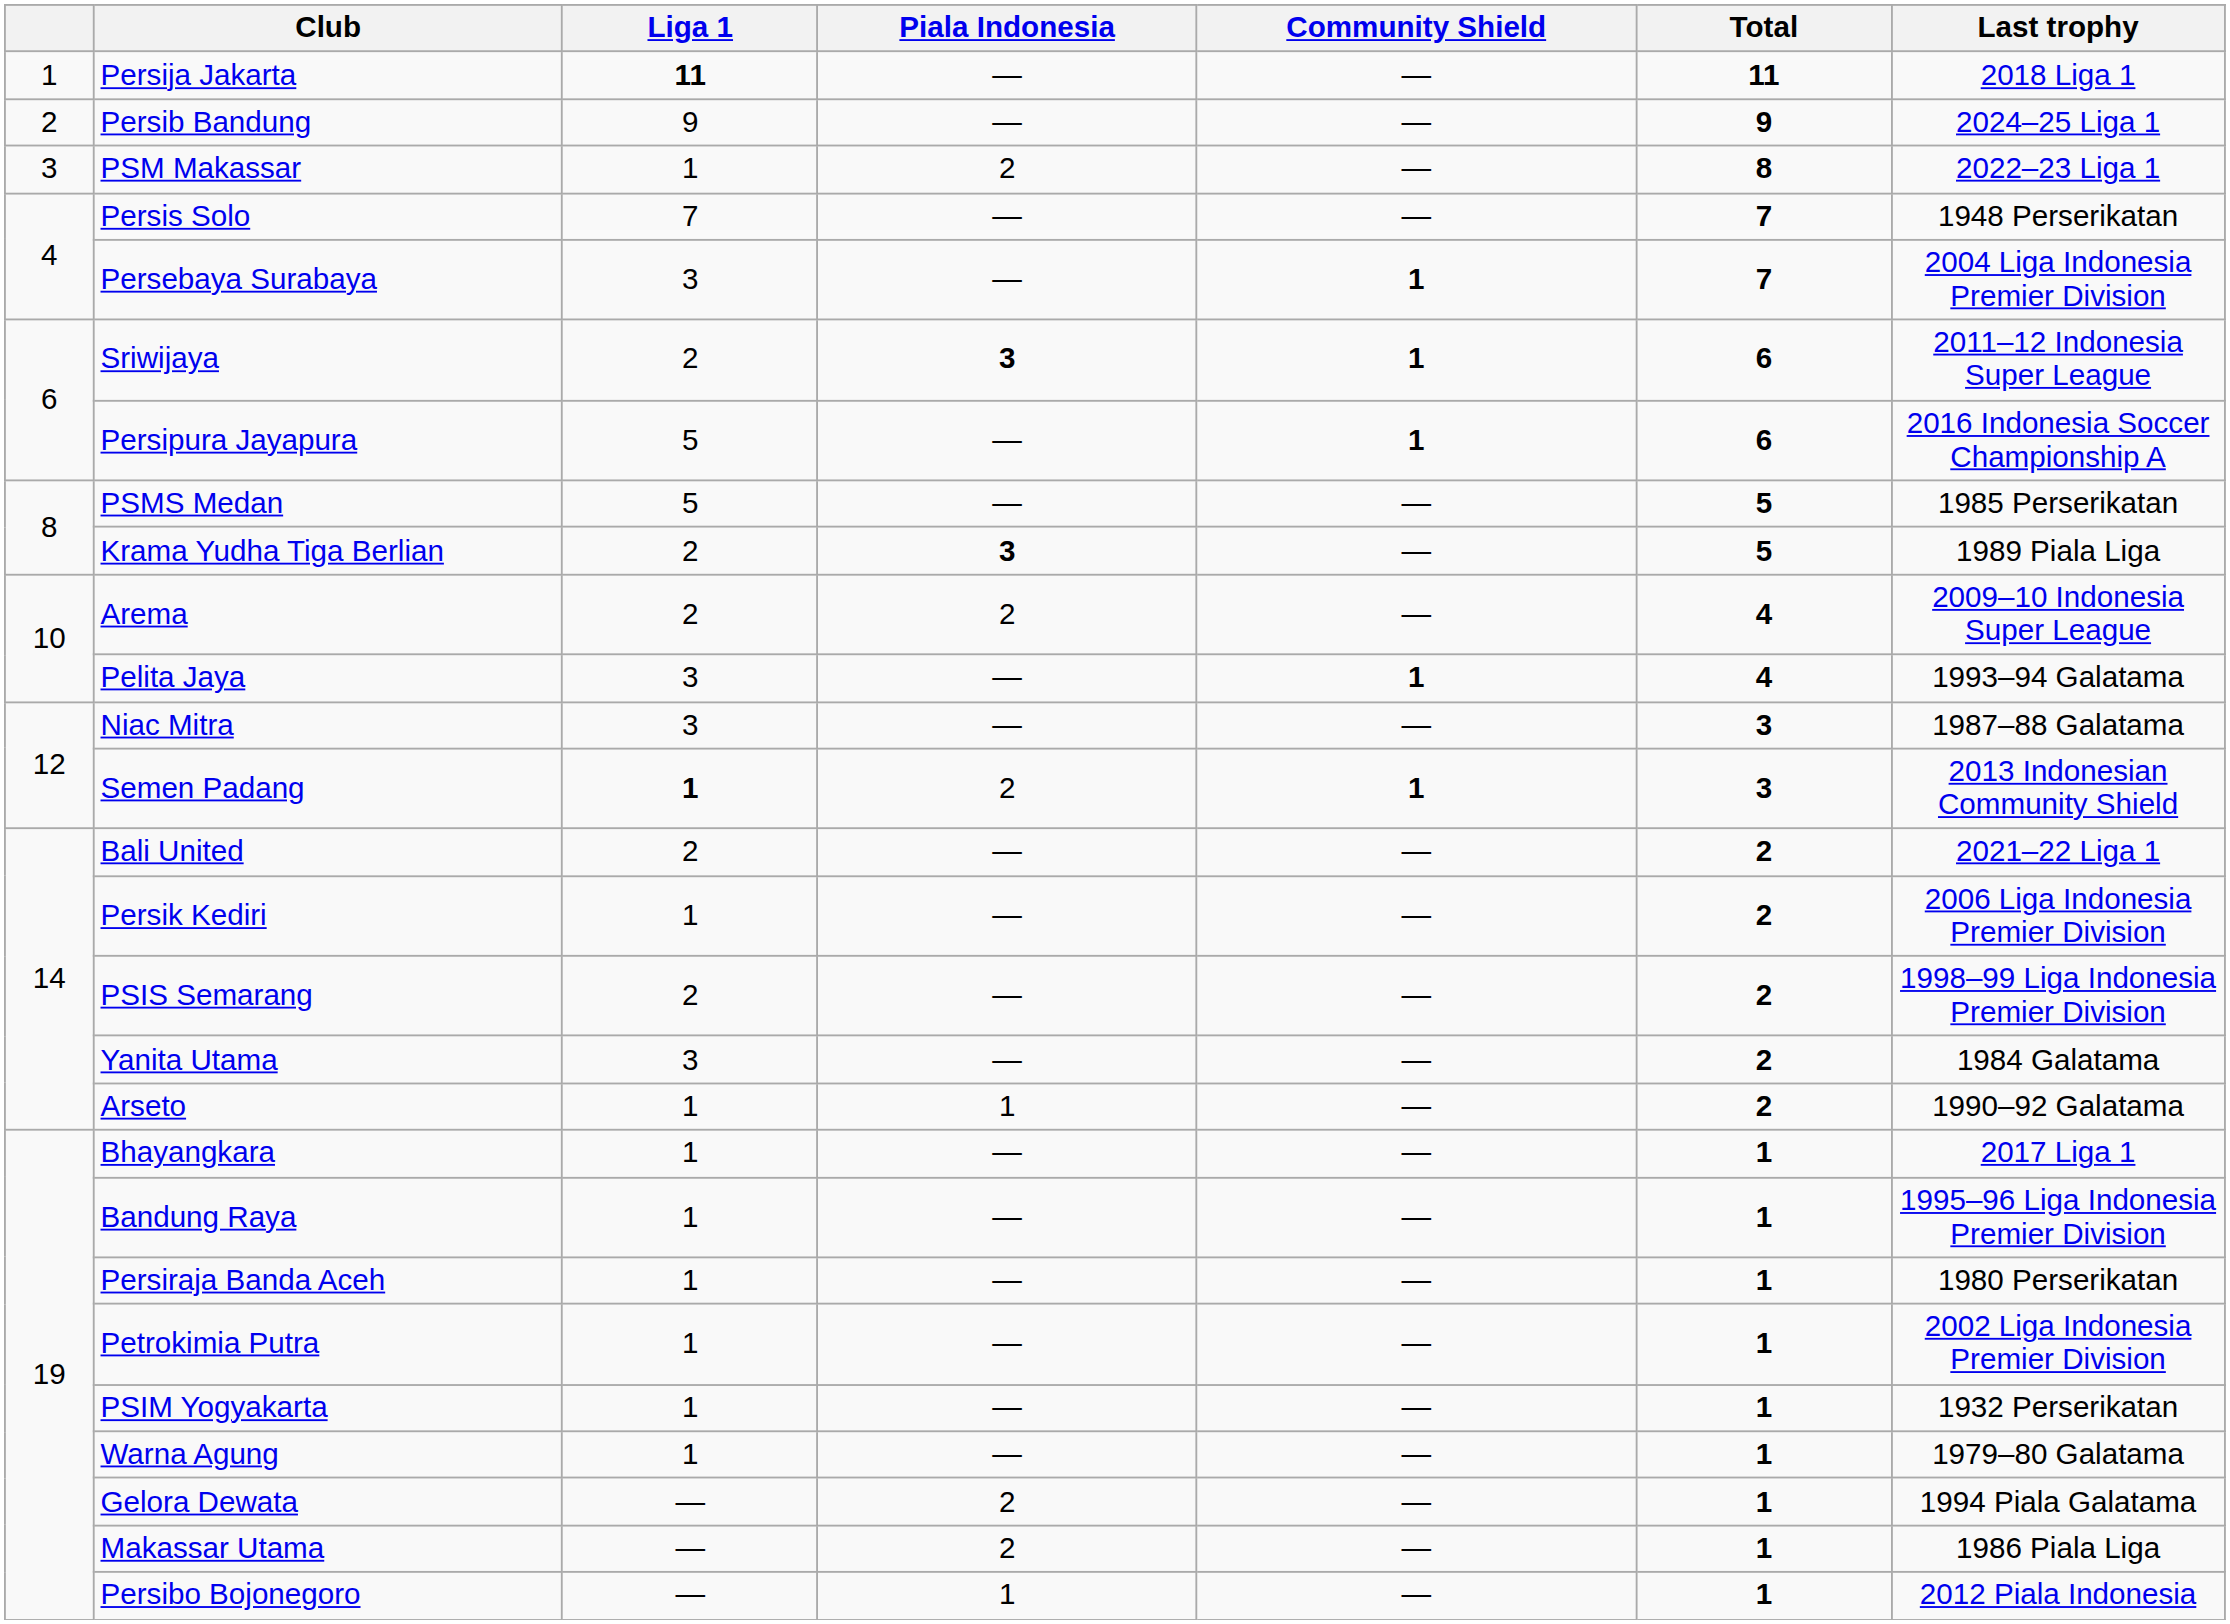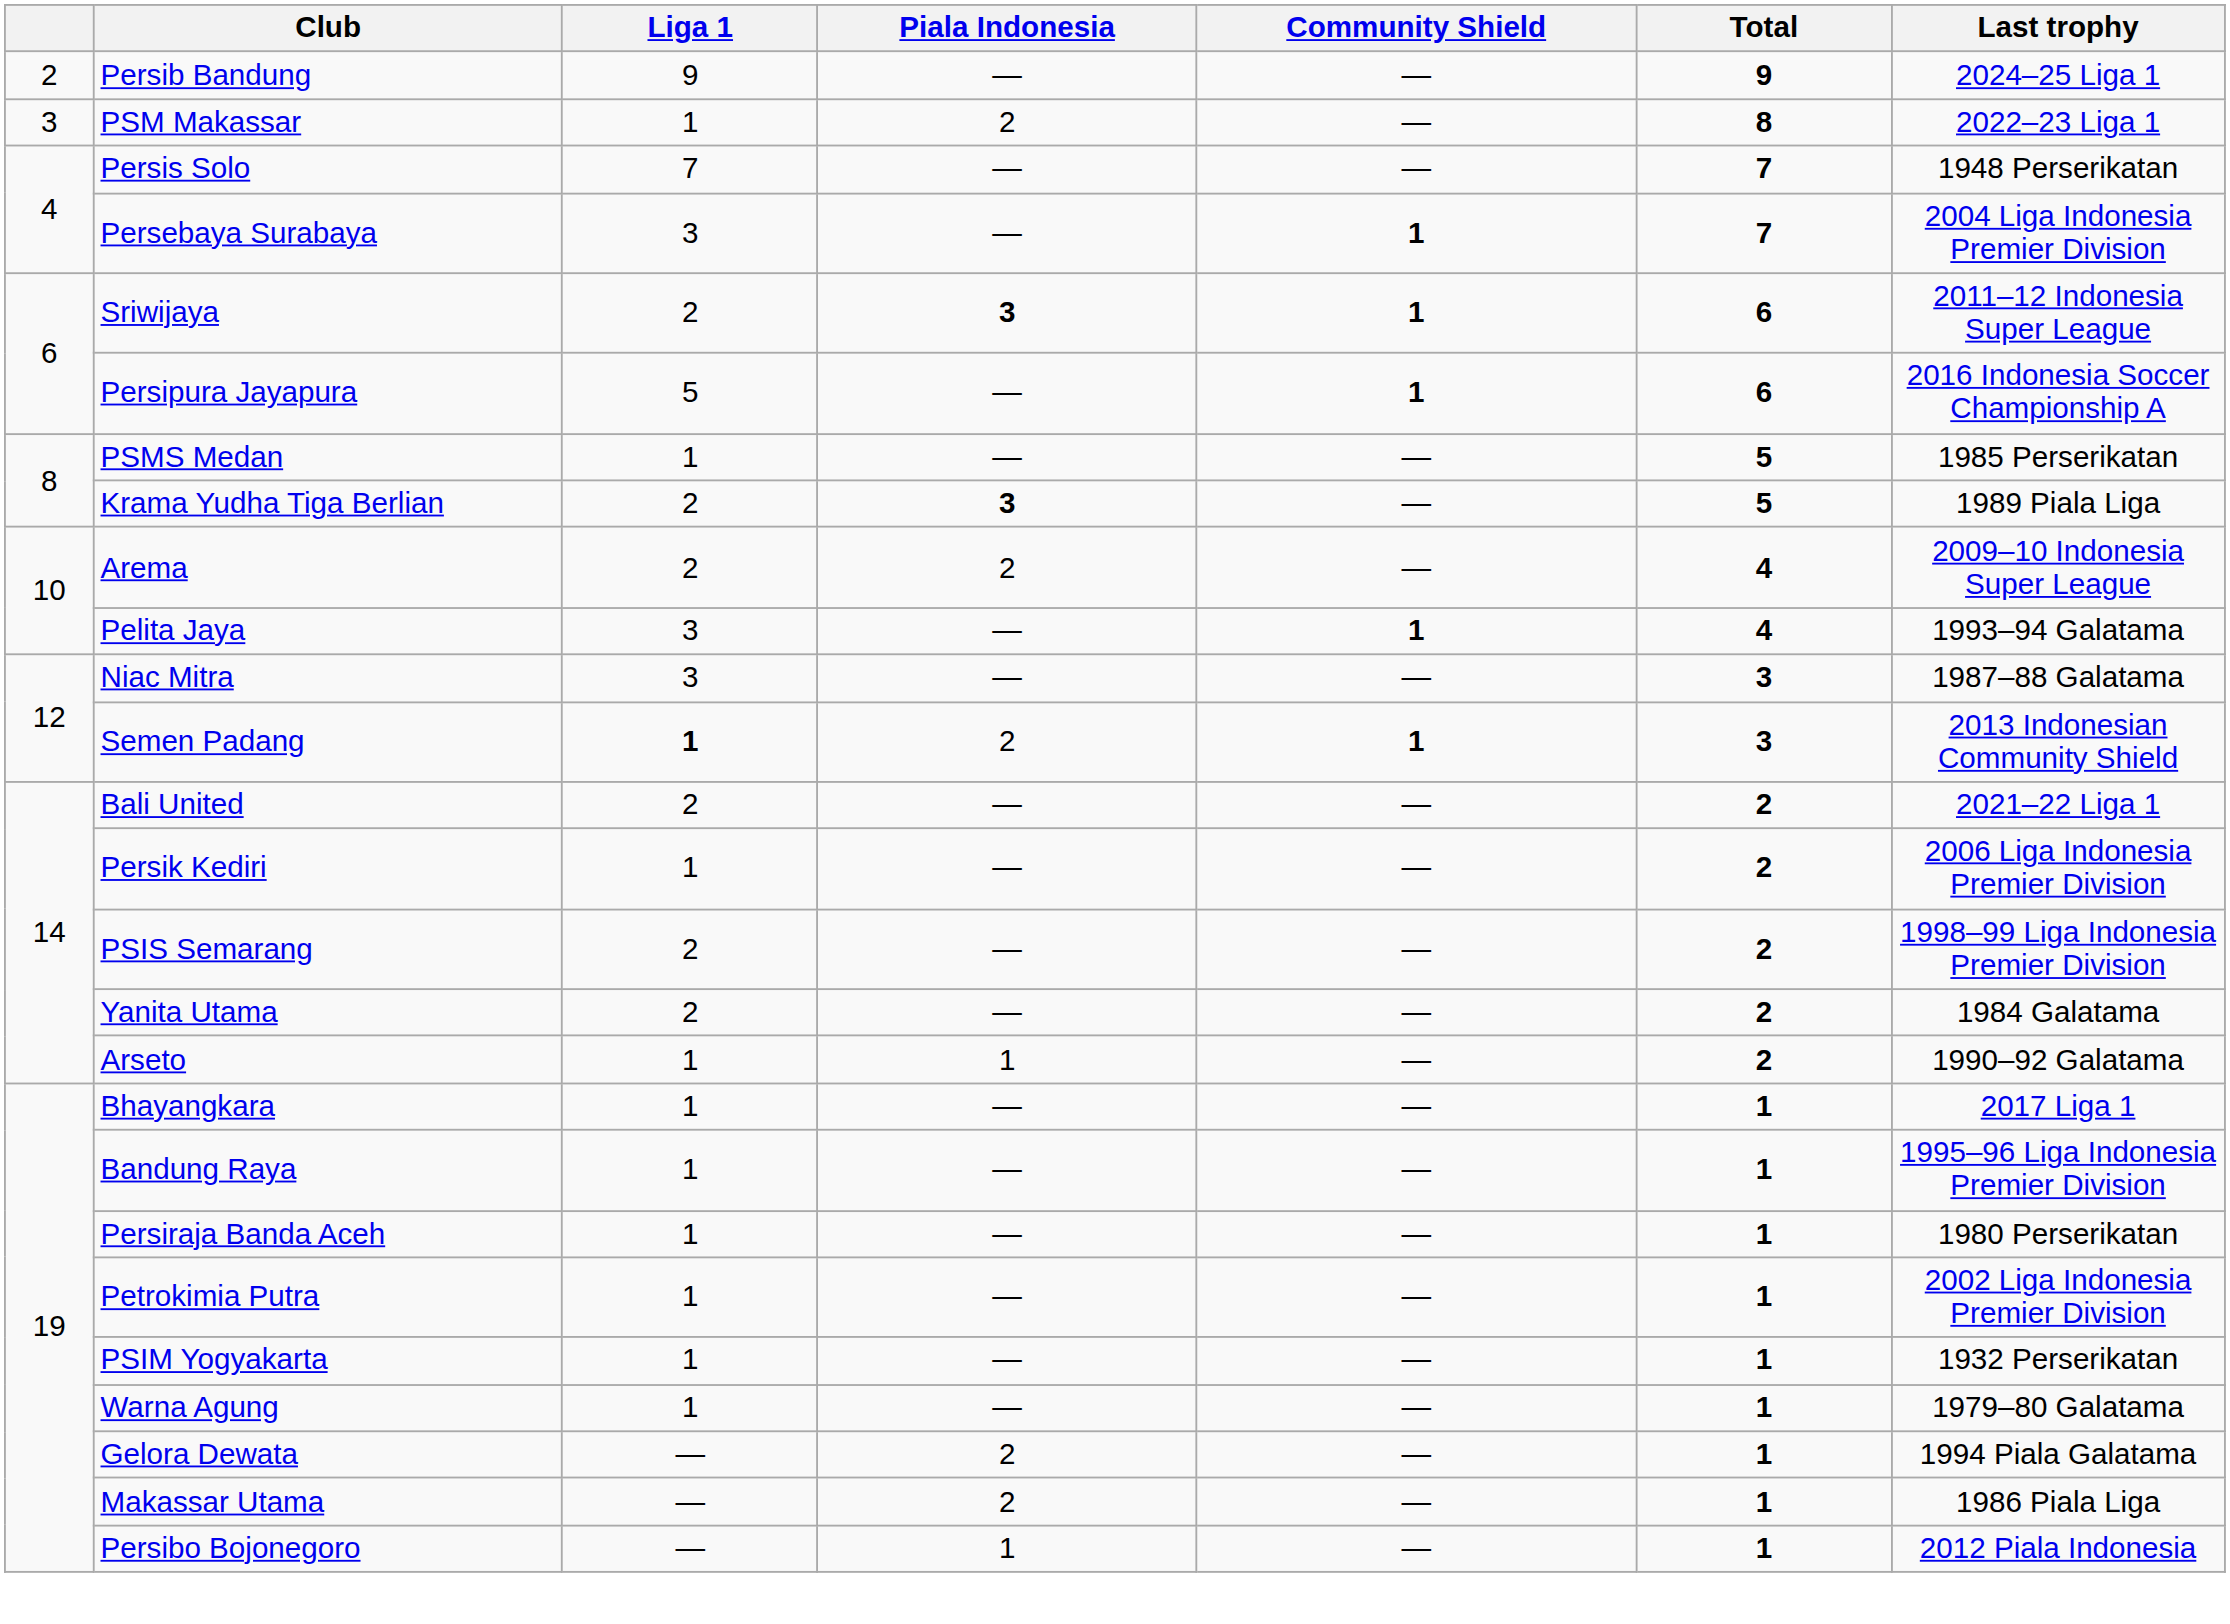- row: (198, 74)
(690, 503) 5 -> (690, 456) 1
(690, 1059) 3 -> (690, 1012) 2
